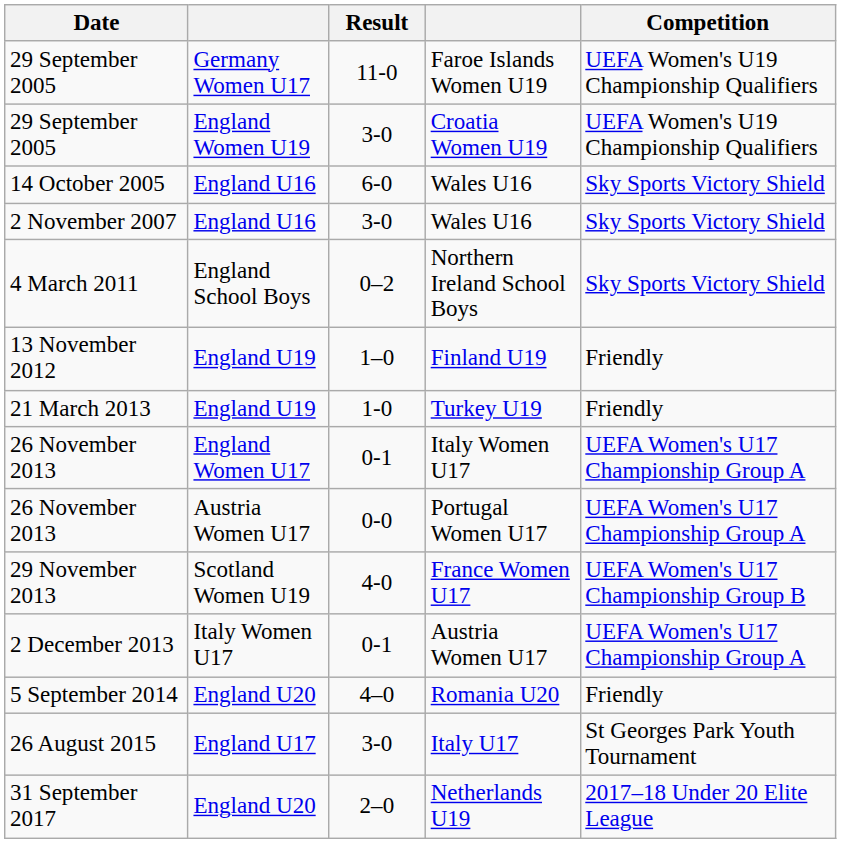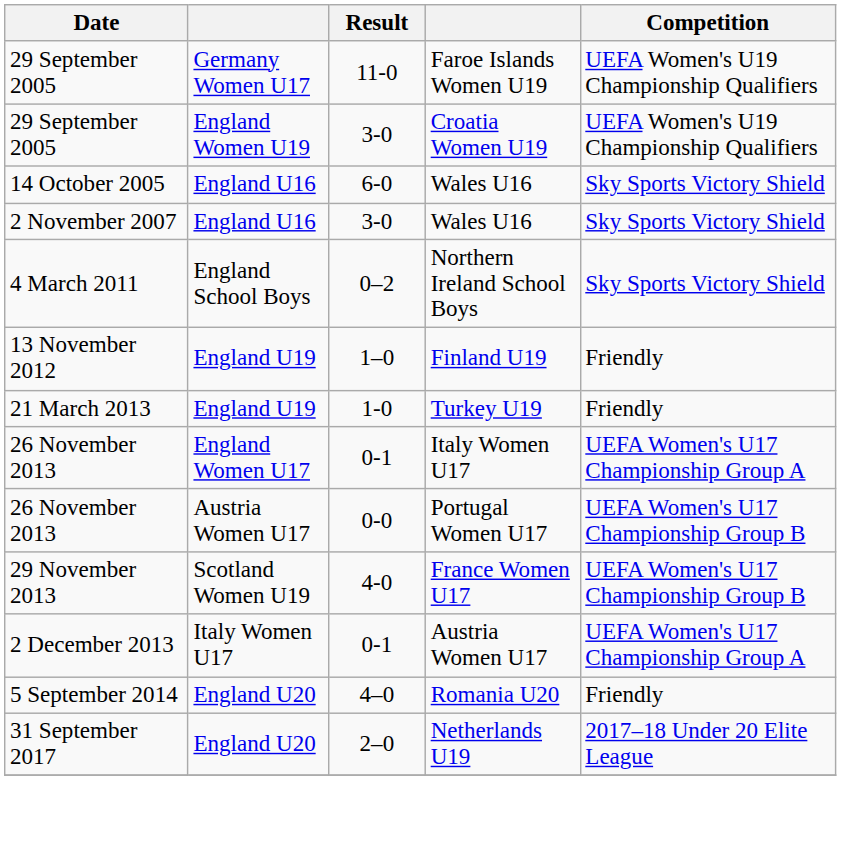(695, 520) UEFA Women's U17 Championship Group A -> (695, 520) UEFA Women's U17 Championship Group B
- row: (83, 744)
